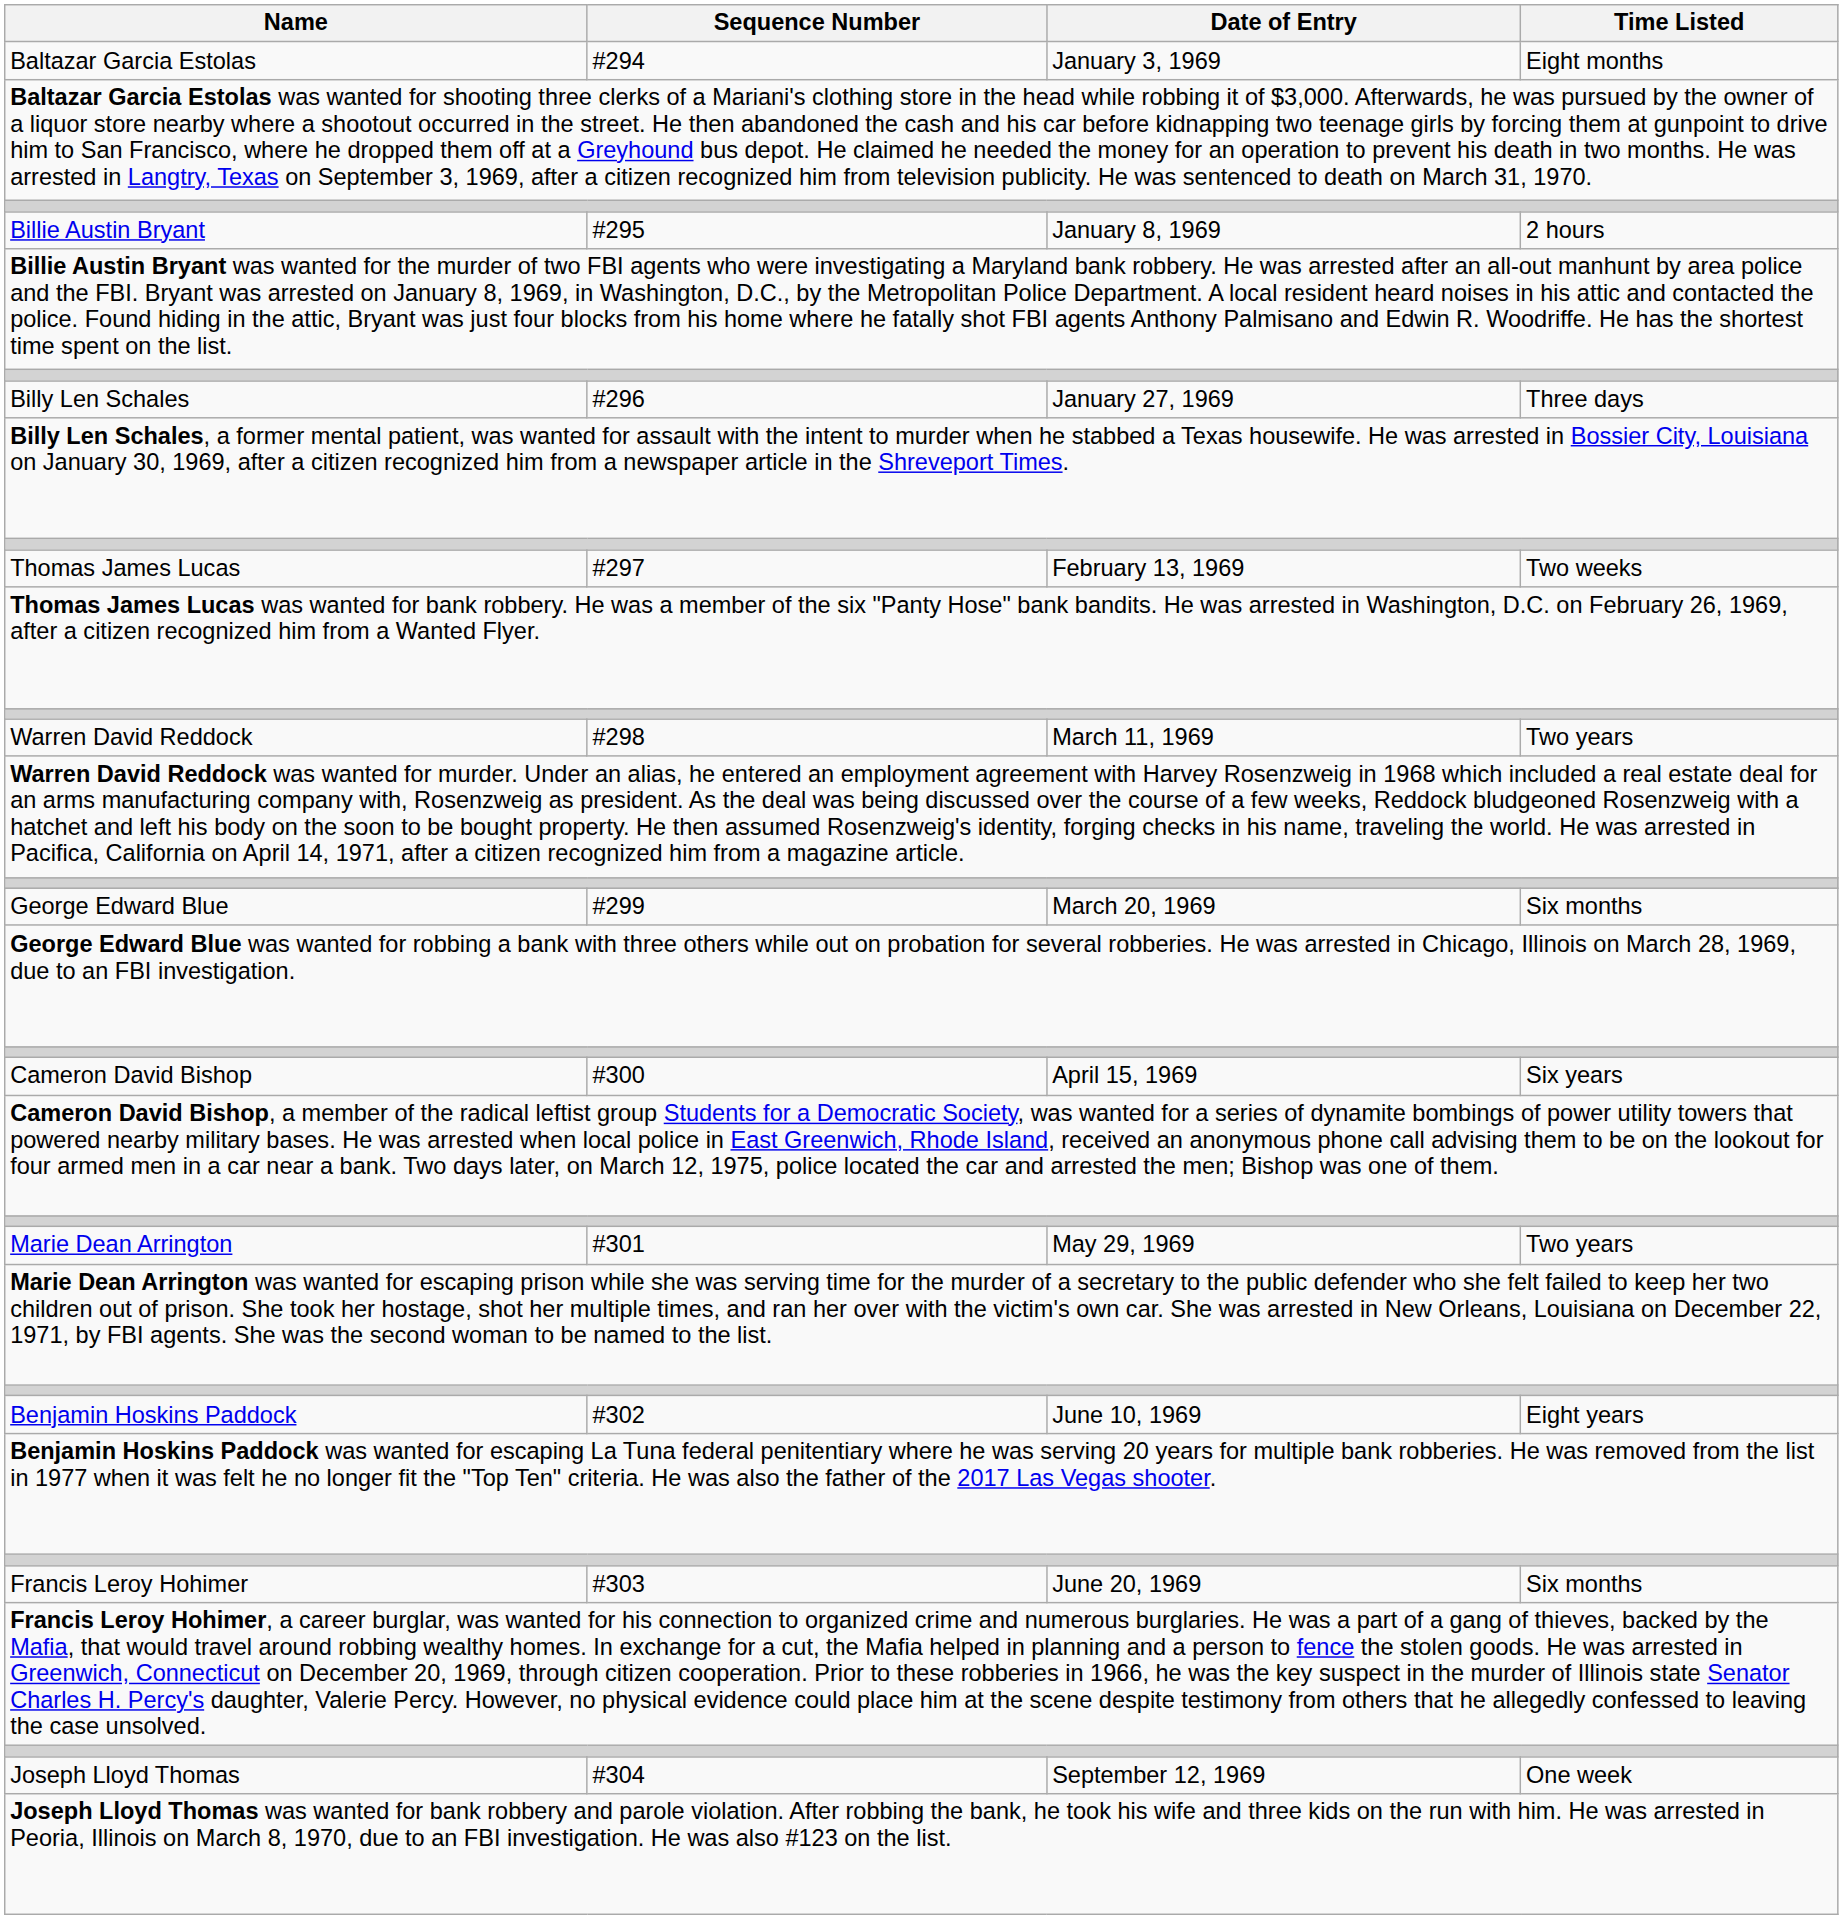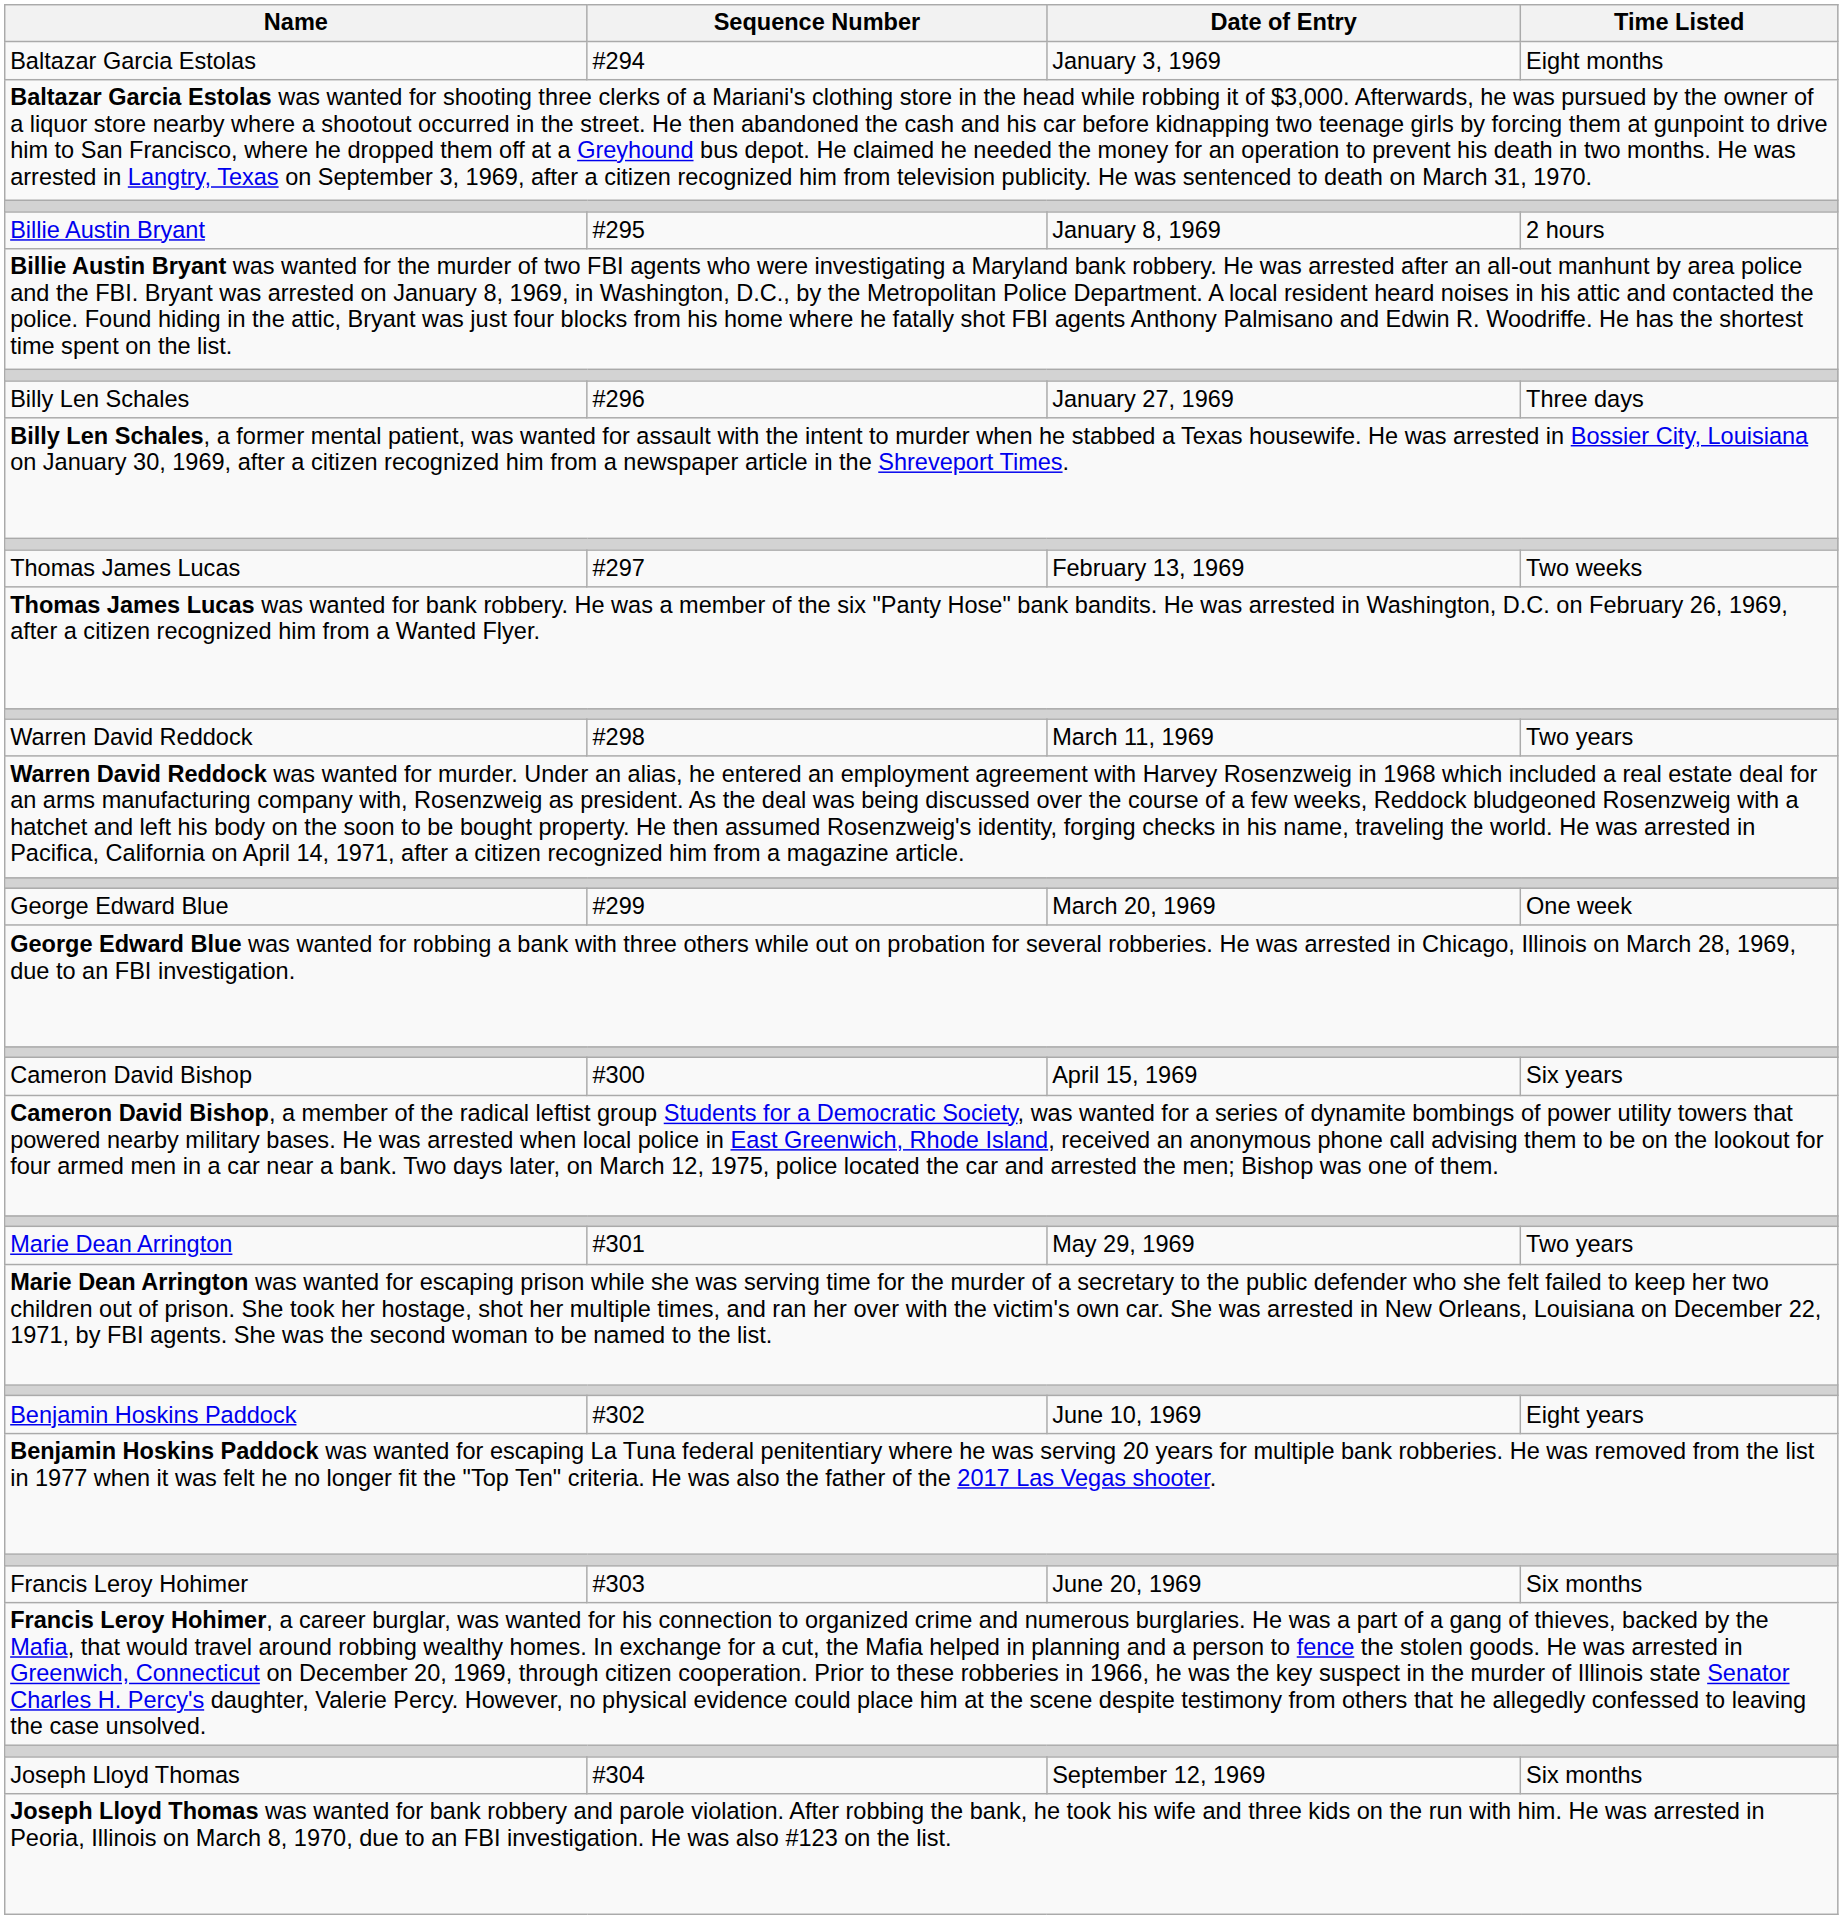(1584, 906) Six months -> (1579, 906) One week
(1579, 1774) One week -> (1584, 1774) Six months
